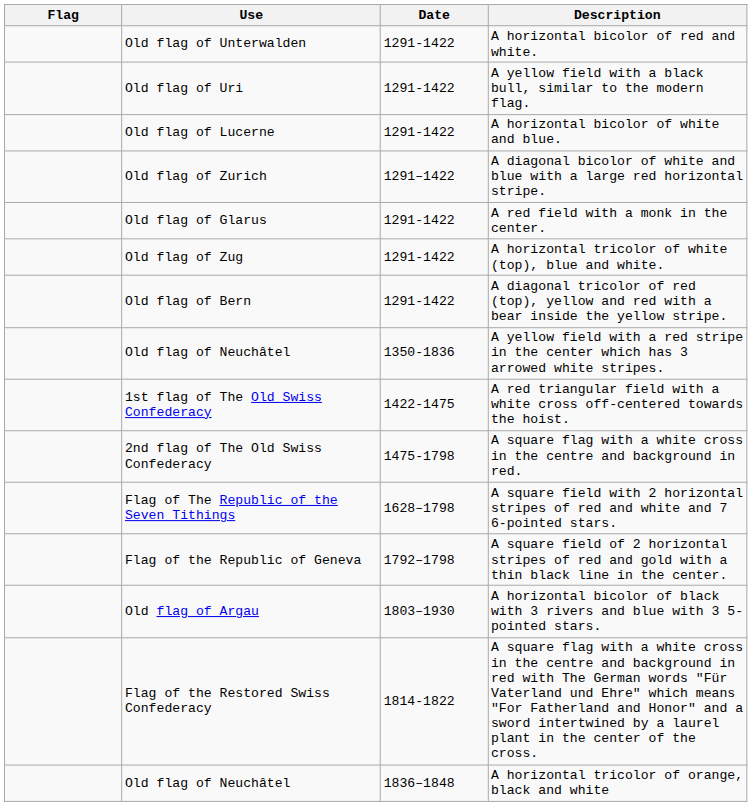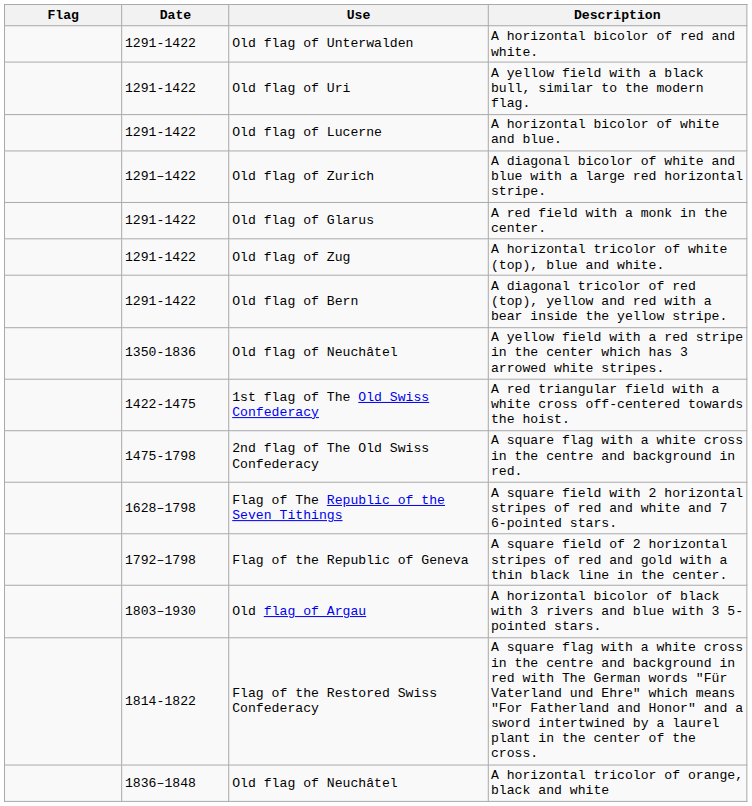columns swapped: (434, 15) <-> (251, 15)
